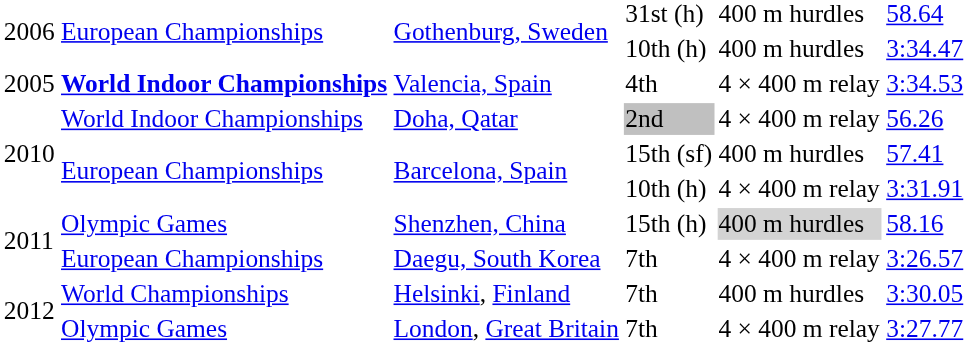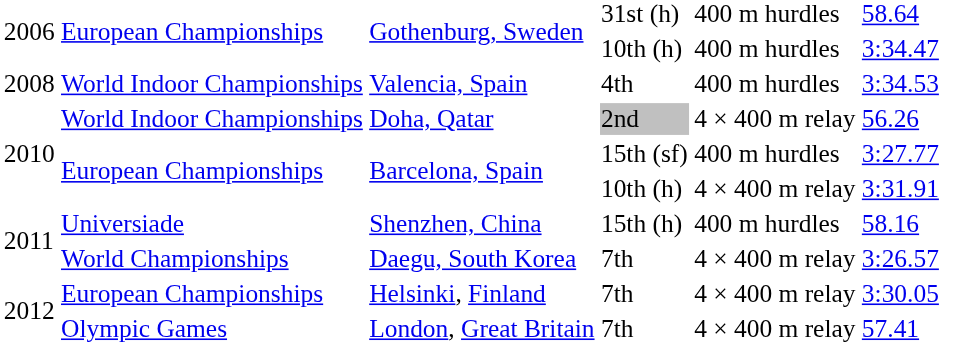(29, 83) 2005 -> (29, 83) 2008
(224, 83) bold -> (212, 83) normal
(799, 83) 4 × 400 m relay -> (767, 83) 400 m hurdles
(915, 153) 57.41 -> (900, 153) 3:27.77
(144, 223) Olympic Games -> (122, 223) Universiade
(791, 223) lightgrey background -> (767, 223) no background
(192, 258) European Championships -> (175, 258) World Championships
(175, 293) World Championships -> (192, 293) European Championships
(791, 293) 400 m hurdles -> (775, 293) 4 × 400 m relay
(925, 328) 3:27.77 -> (890, 328) 57.41
